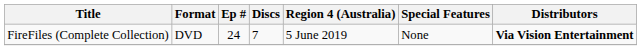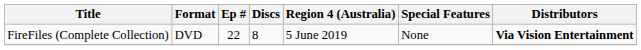(234, 34) 24 -> (234, 34) 22
(255, 34) 7 -> (255, 34) 8
